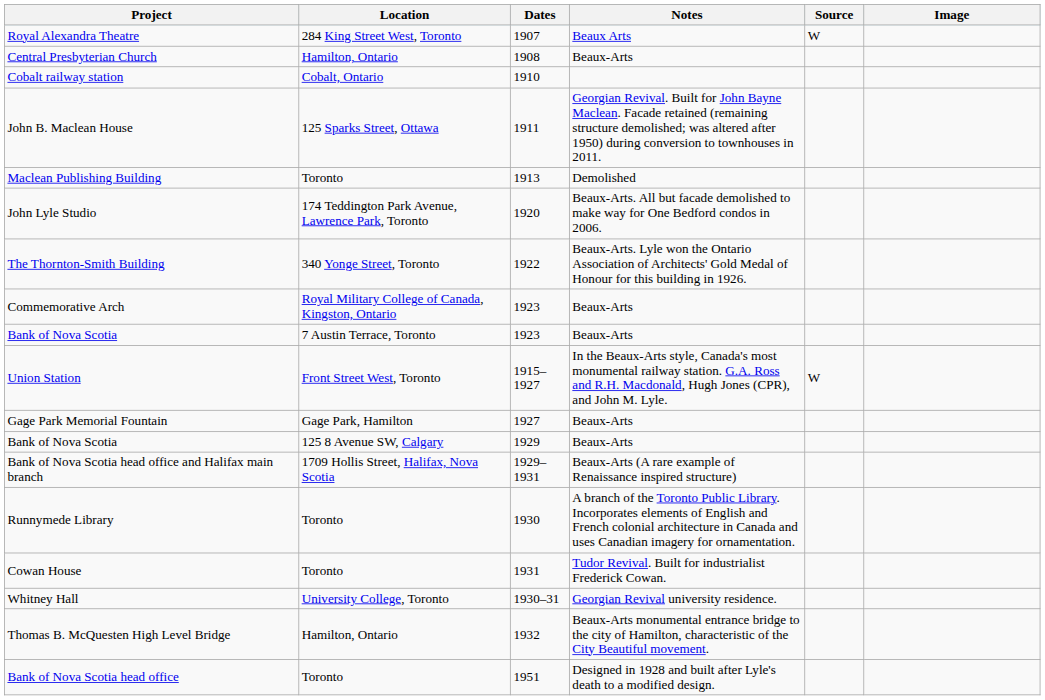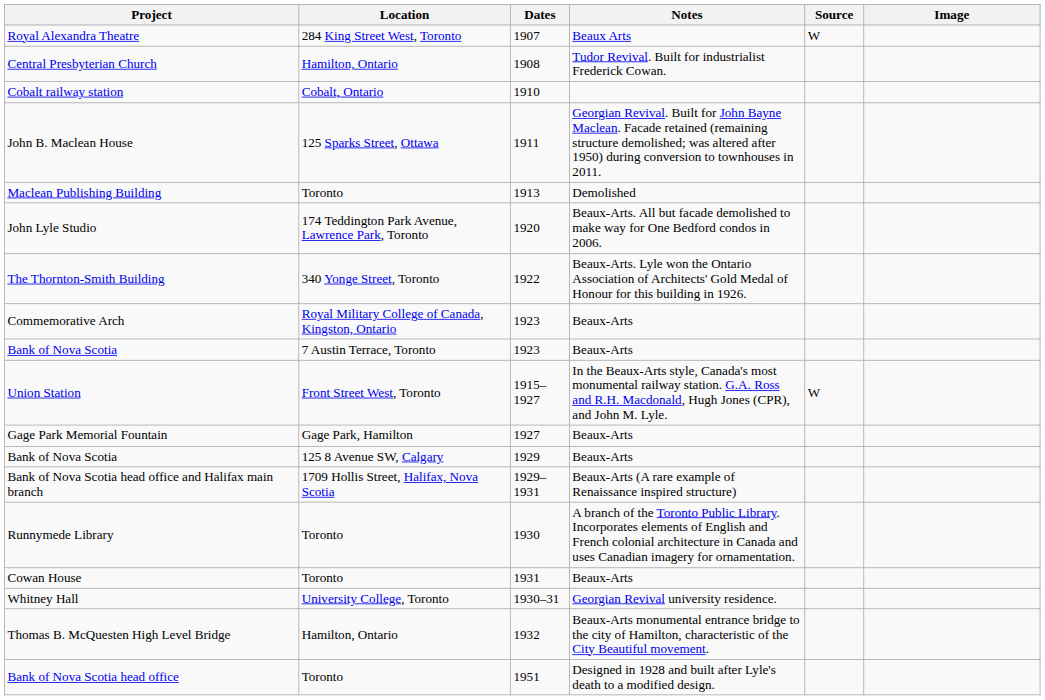(603, 56) Beaux-Arts -> (668, 63) Tudor Revival. Built for industrialist Frederick Cowan.
(668, 570) Tudor Revival. Built for industrialist Frederick Cowan. -> (603, 577) Beaux-Arts
